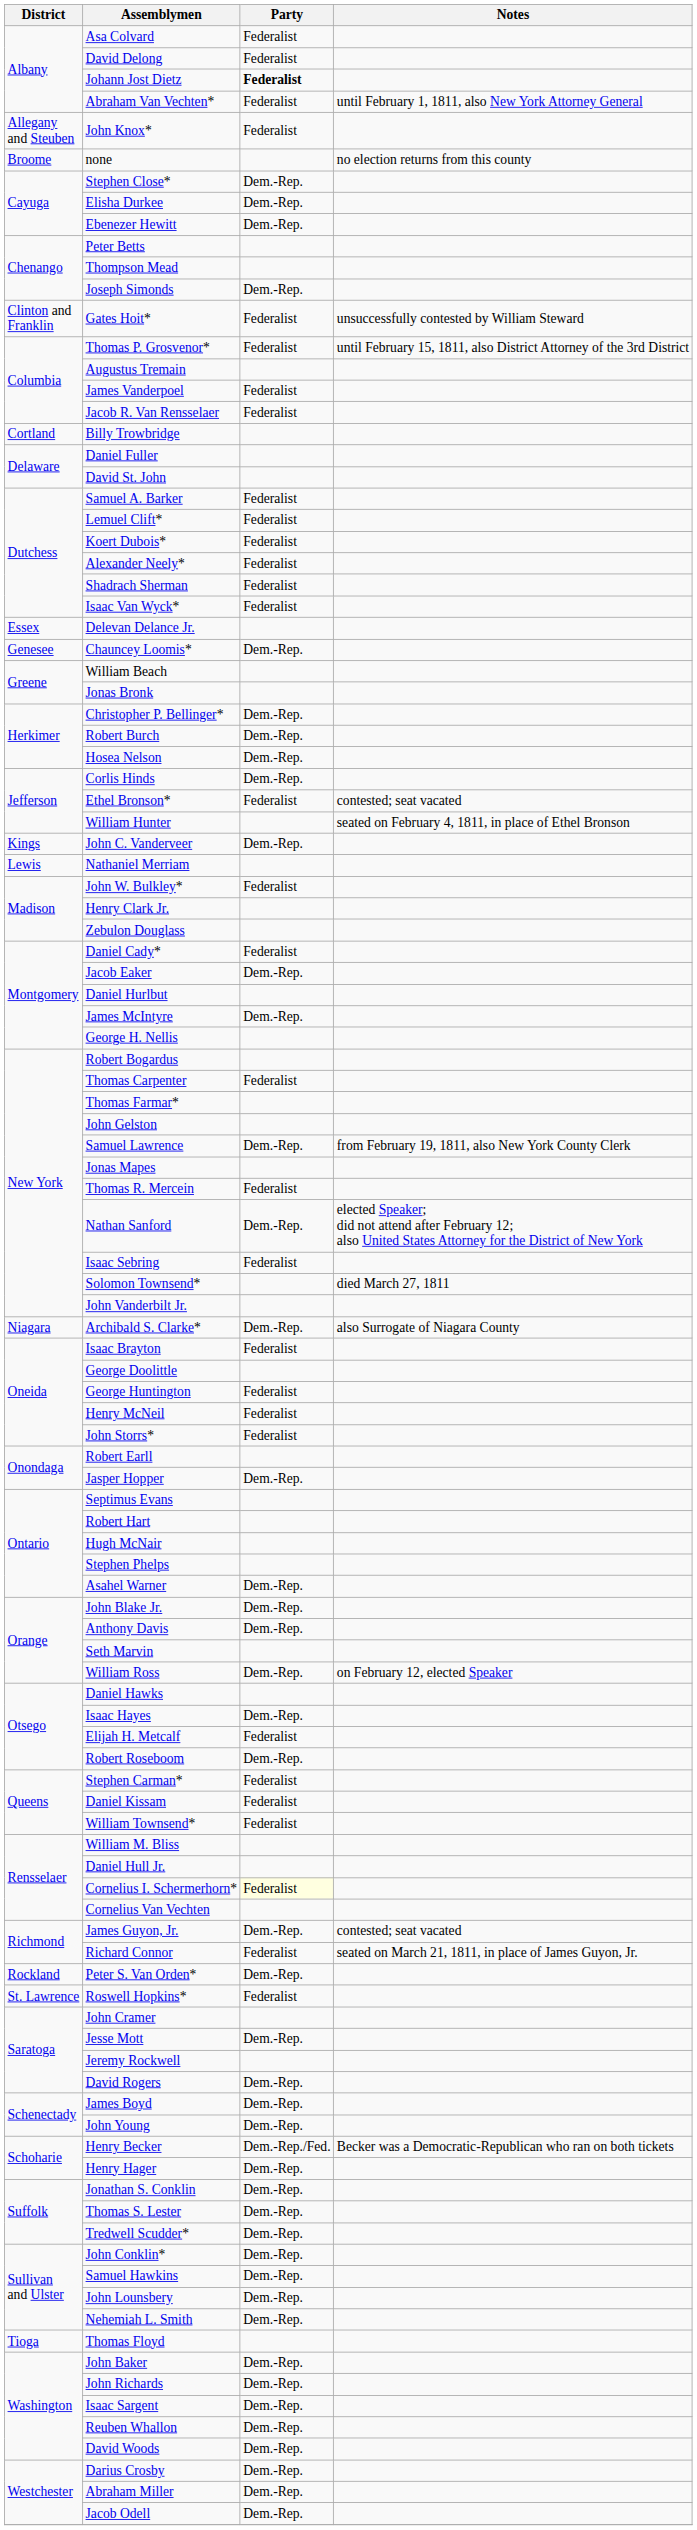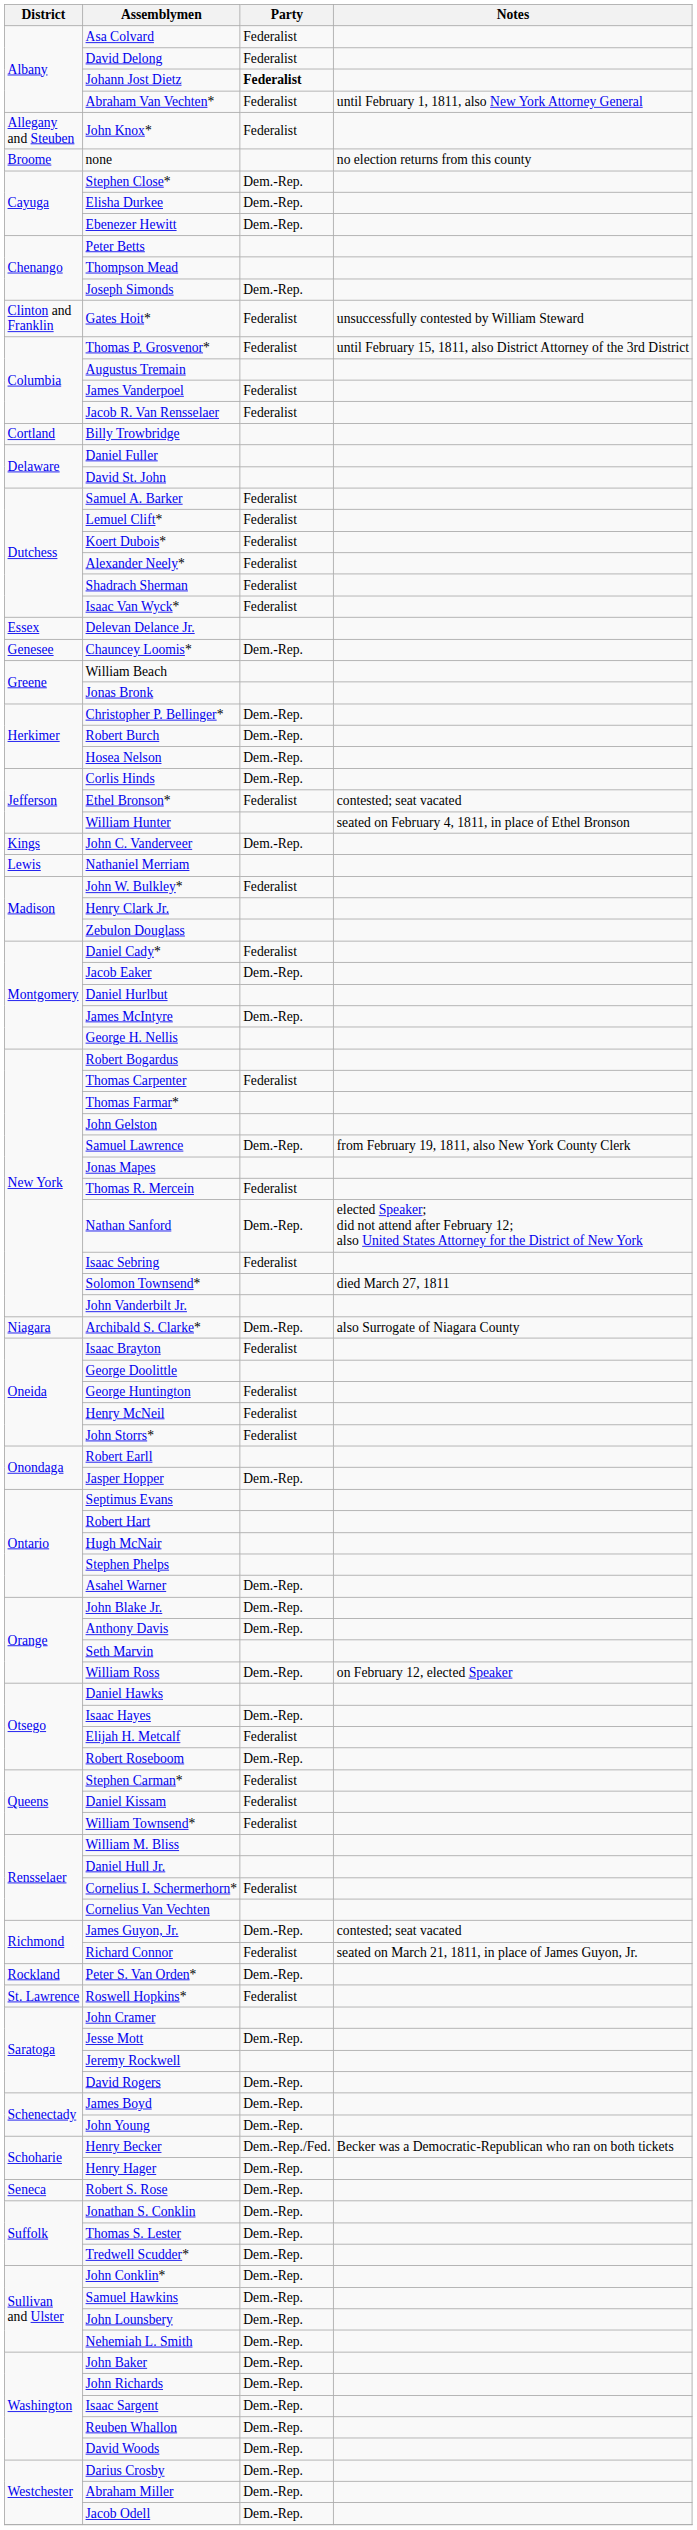(270, 1888) lightyellow background -> (270, 1888) no background
+ row: (127, 2190)
- row: (125, 2341)
